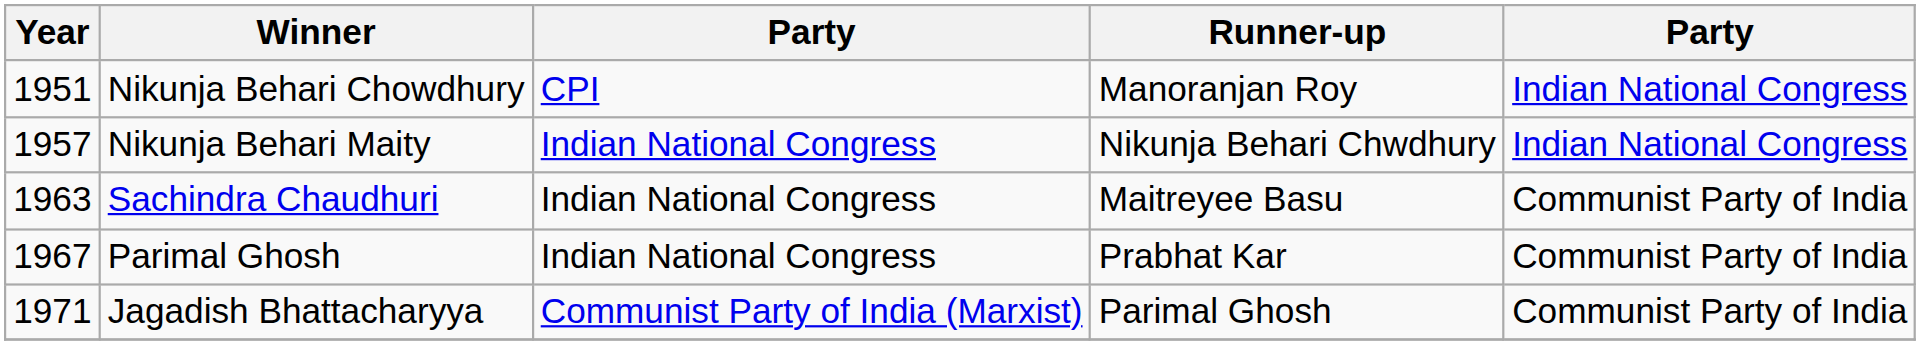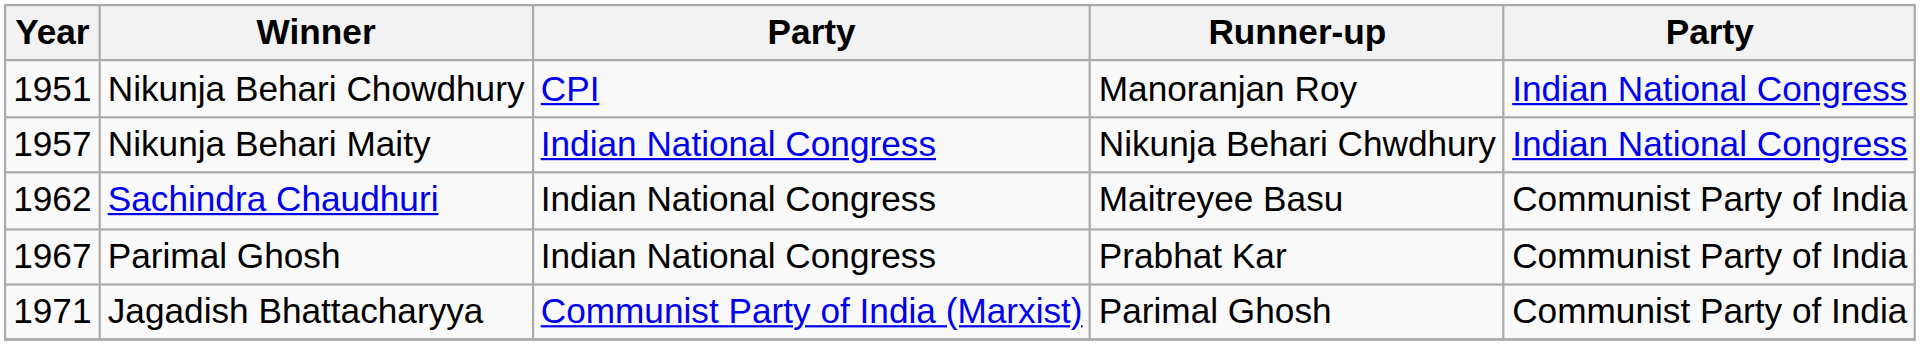(52, 199) 1963 -> (52, 199) 1962
